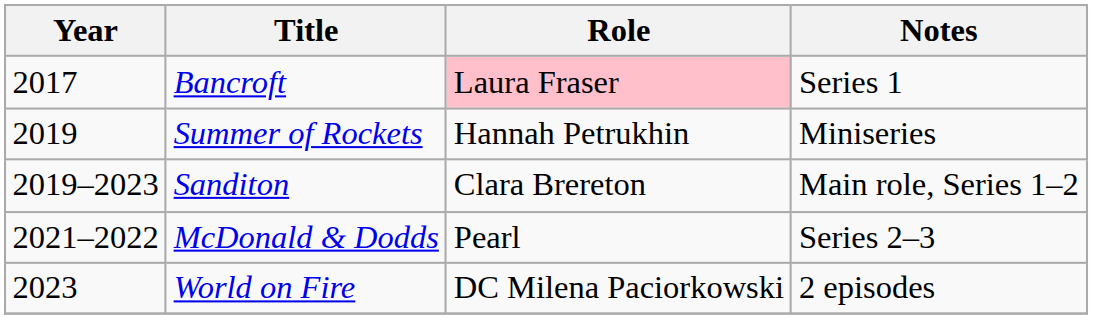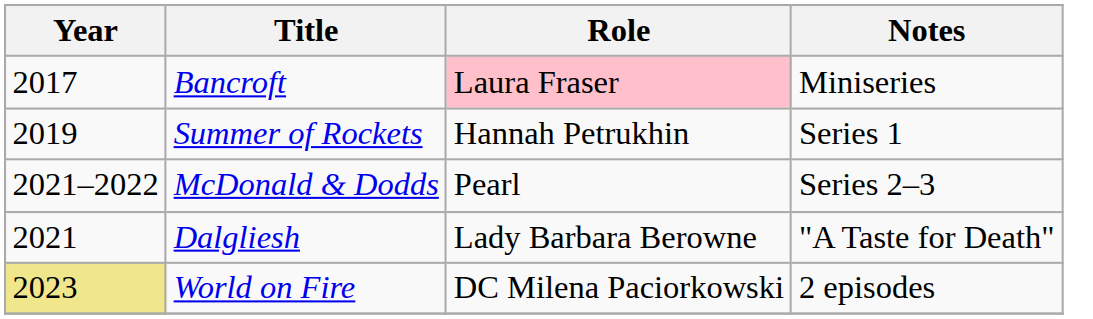(851, 81) Series 1 -> (868, 81) Miniseries
(868, 133) Miniseries -> (851, 133) Series 1
- row: (231, 184)
+ row: (237, 236)
(45, 287) no background -> (45, 287) khaki background
